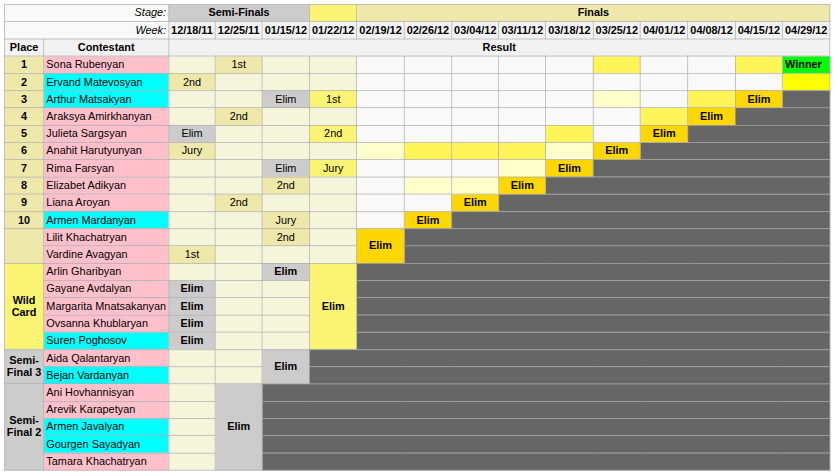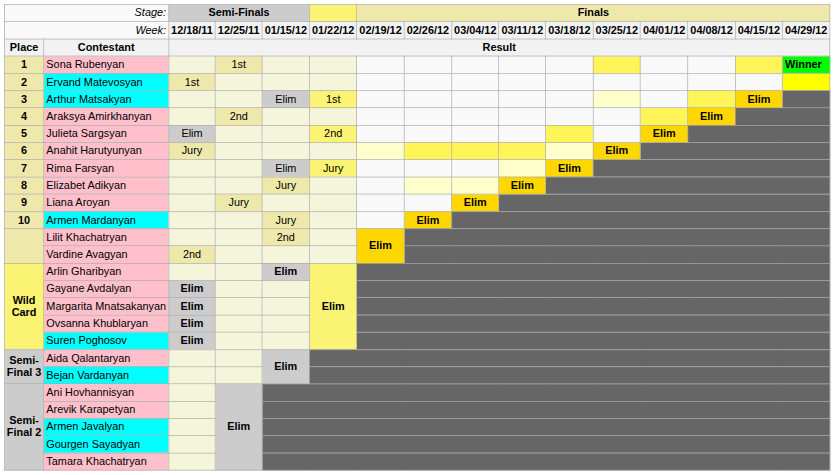(192, 82) 2nd -> (192, 82) 1st
(286, 185) 2nd -> (286, 185) Jury
(239, 202) 2nd -> (239, 202) Jury
(192, 254) 1st -> (192, 254) 2nd
